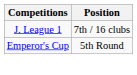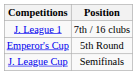+ row: (38, 62)
